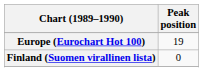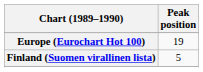(178, 58) 0 -> (178, 58) 5
